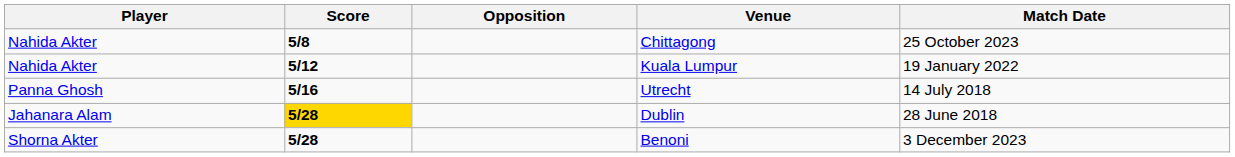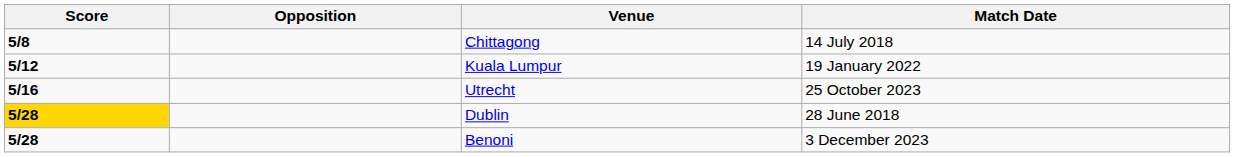- column: (144, 16)
(961, 41) 25 October 2023 -> (849, 41) 14 July 2018
(947, 90) 14 July 2018 -> (863, 90) 25 October 2023
